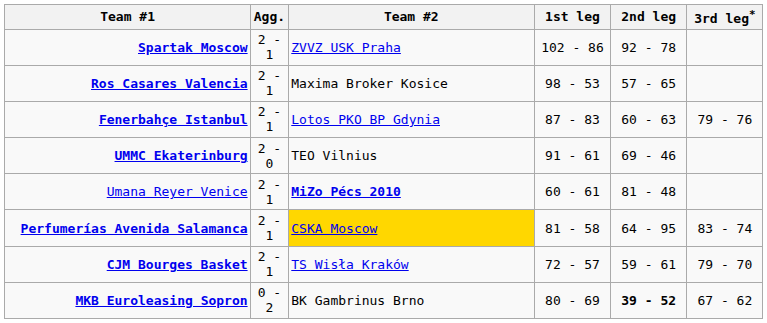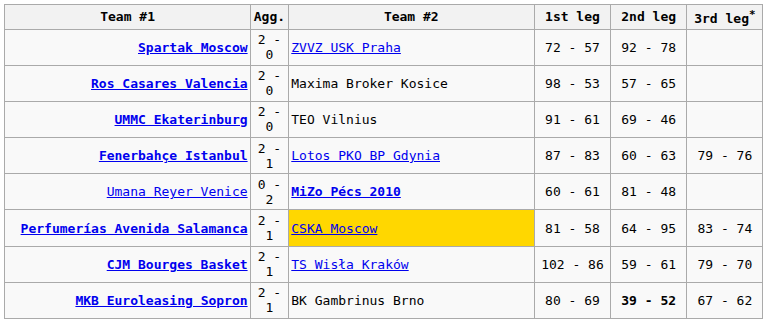(269, 47) 2 - 1 -> (269, 47) 2 - 0
(572, 47) 102 - 86 -> (572, 47) 72 - 57
(269, 83) 2 - 1 -> (269, 83) 2 - 0
rows swapped: (181, 156) <-> (173, 119)
(269, 192) 2 - 1 -> (269, 192) 0 - 2
(572, 264) 72 - 57 -> (572, 264) 102 - 86
(269, 300) 0 - 2 -> (269, 300) 2 - 1
